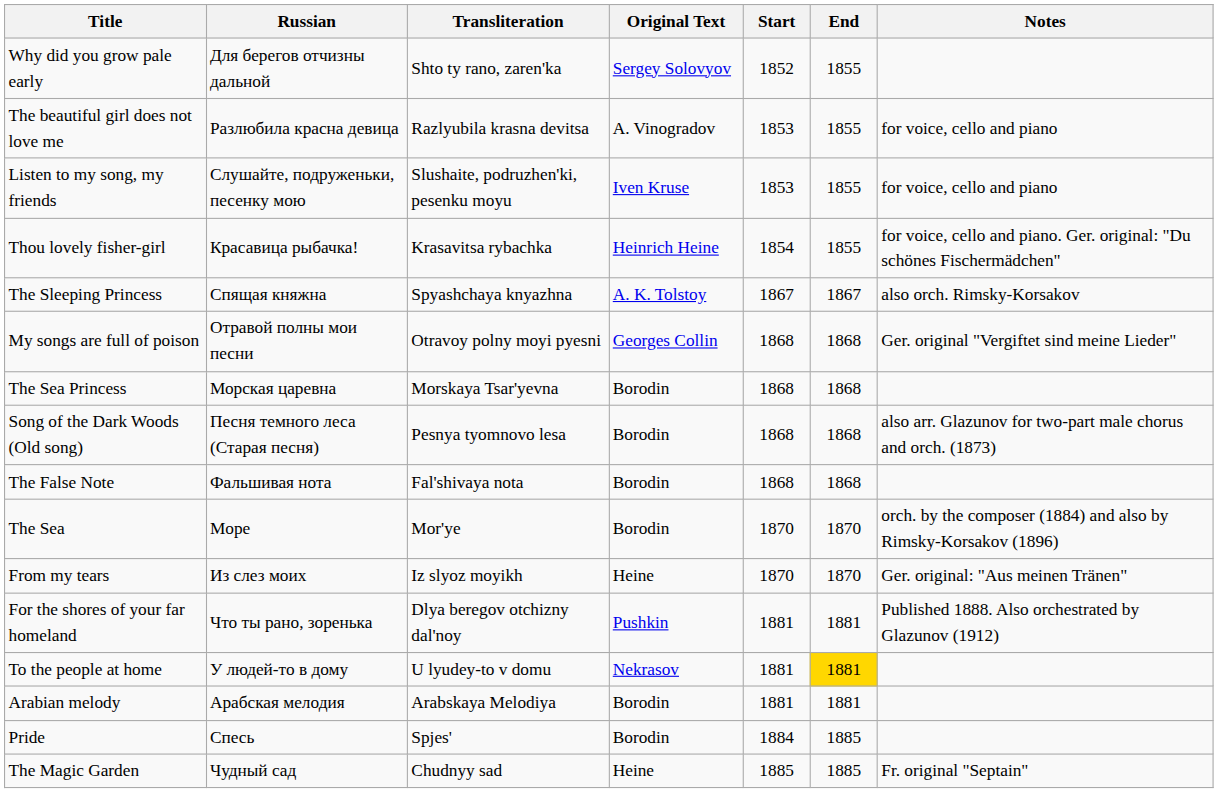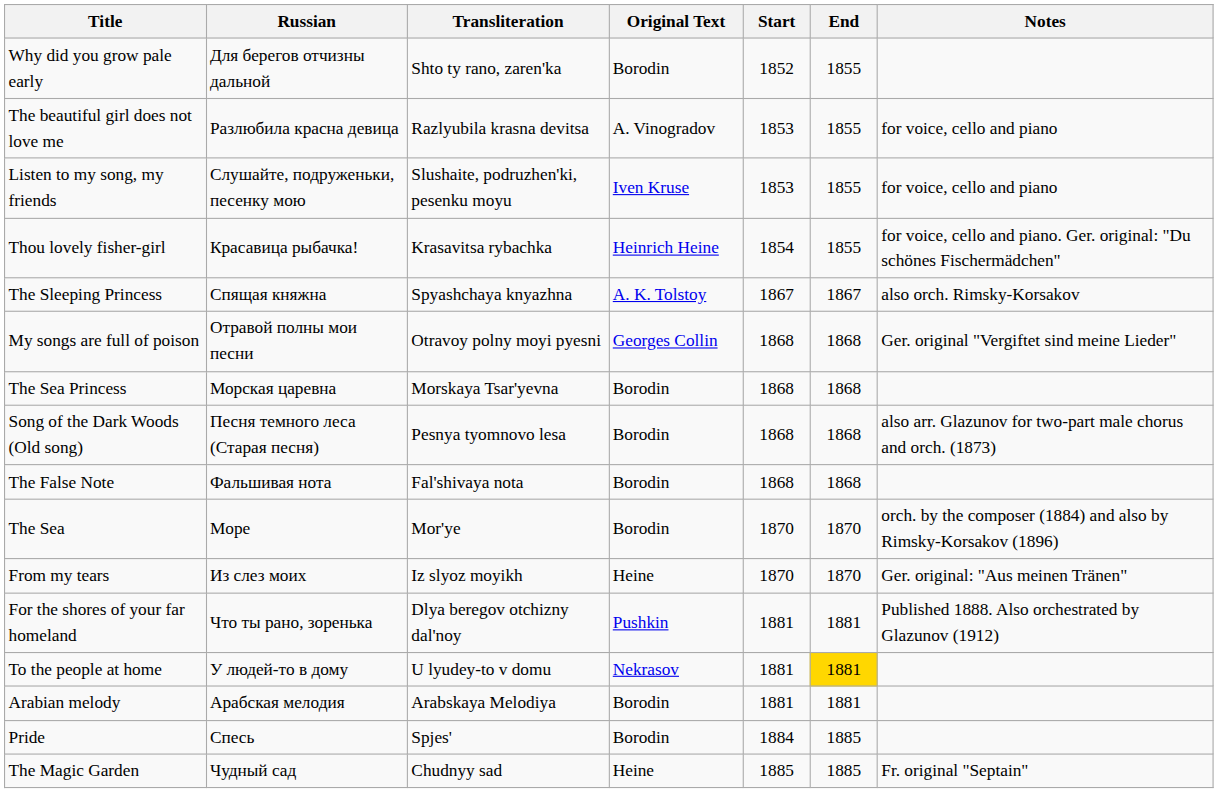(672, 68) Sergey Solovyov -> (641, 68) Borodin
